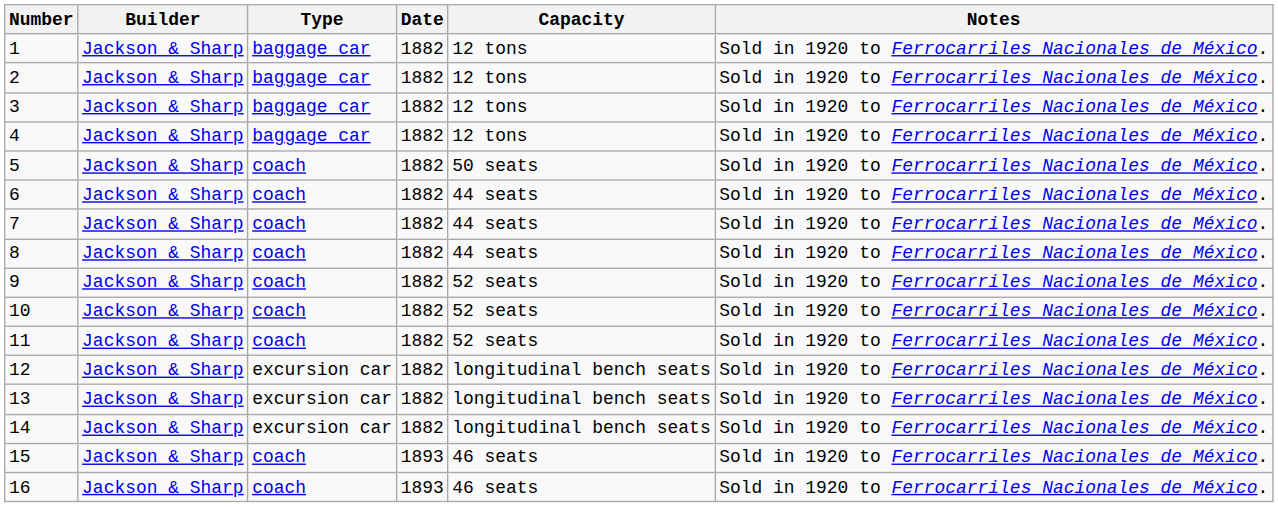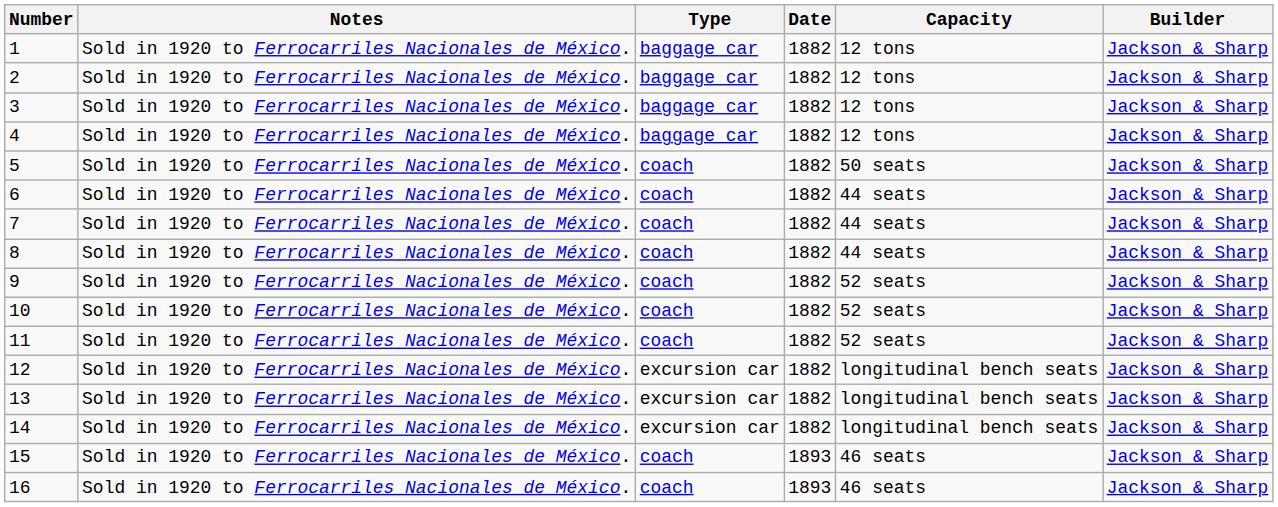columns swapped: (163, 19) <-> (994, 19)
